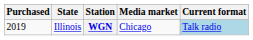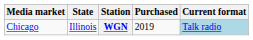columns swapped: (149, 12) <-> (28, 12)
